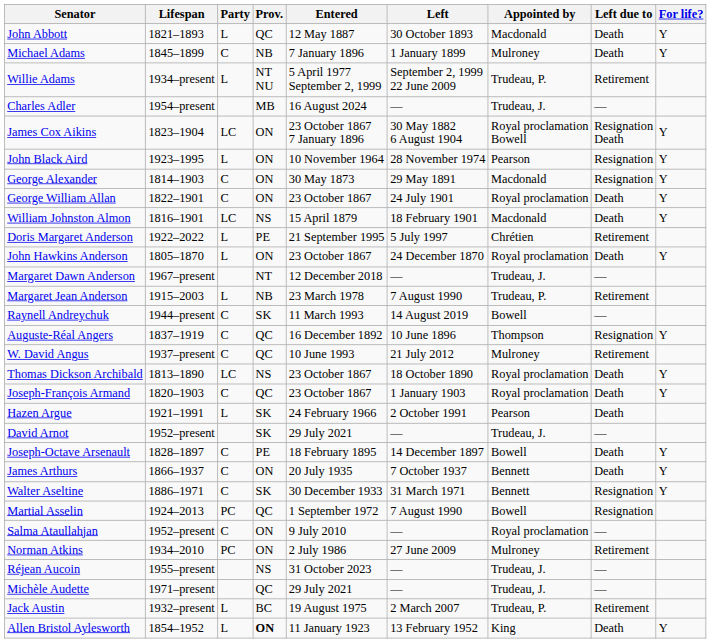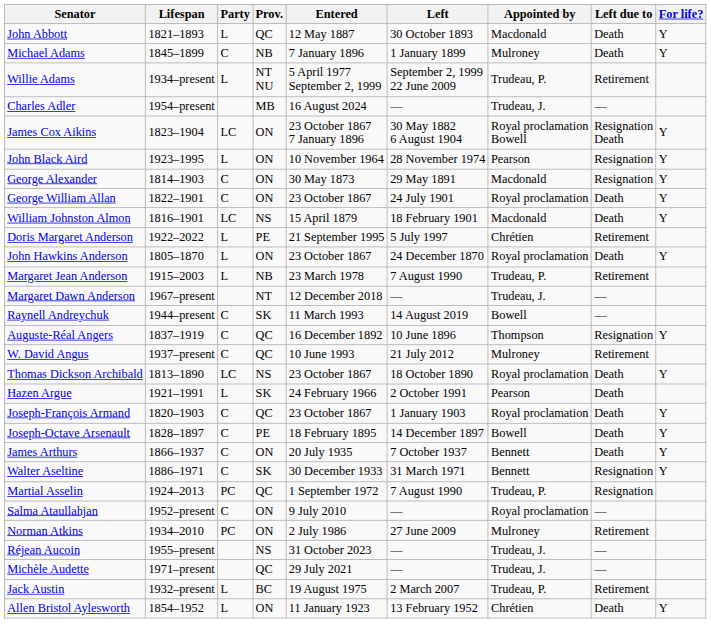rows swapped: (71, 276) <-> (67, 295)
rows swapped: (39, 413) <-> (69, 393)
- row: (38, 432)
(509, 510) Bowell -> (519, 491) Trudeau, P.
(265, 628) bold -> (264, 608) normal
(503, 628) King -> (512, 608) Chrétien
